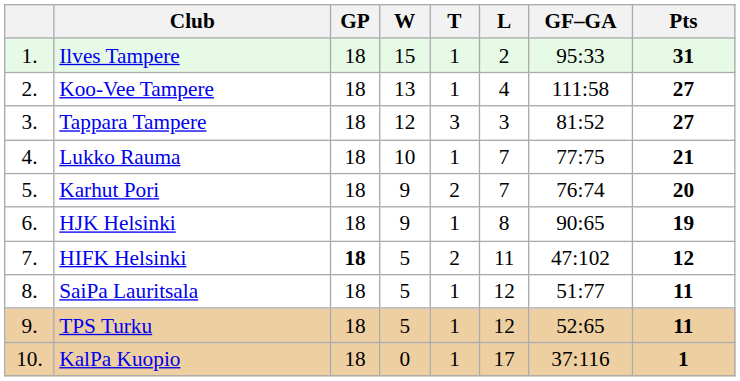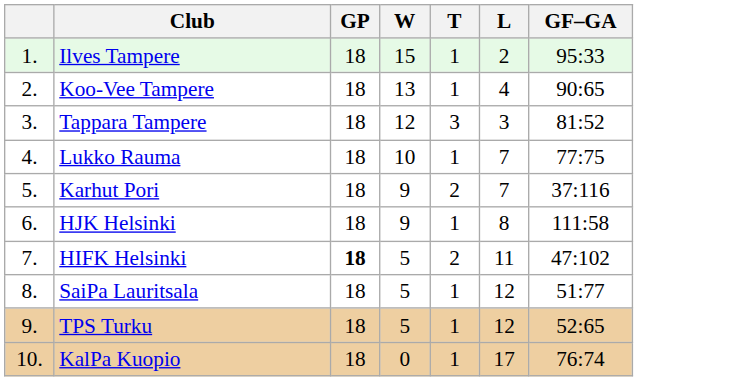- column: (683, 21)
(580, 88) 111:58 -> (580, 88) 90:65
(580, 190) 76:74 -> (580, 190) 37:116
(580, 223) 90:65 -> (580, 223) 111:58
(580, 358) 37:116 -> (580, 358) 76:74
